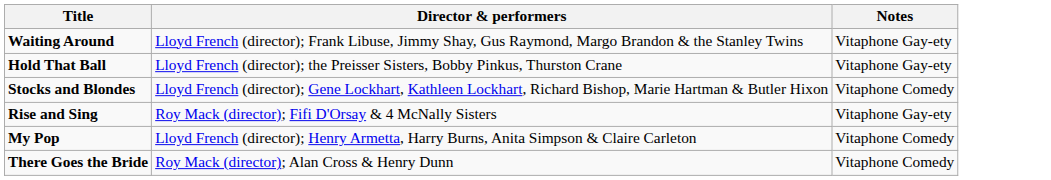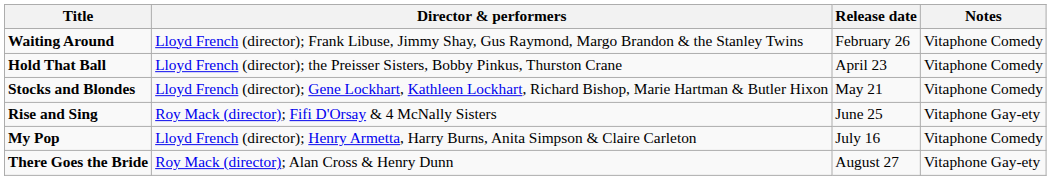+ column: (876, 16)
(894, 41) Vitaphone Gay-ety -> (983, 41) Vitaphone Comedy
(894, 65) Vitaphone Gay-ety -> (983, 65) Vitaphone Comedy
(895, 162) Vitaphone Comedy -> (982, 162) Vitaphone Gay-ety
